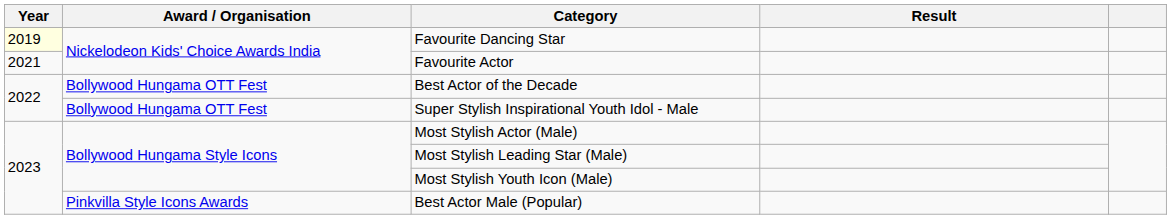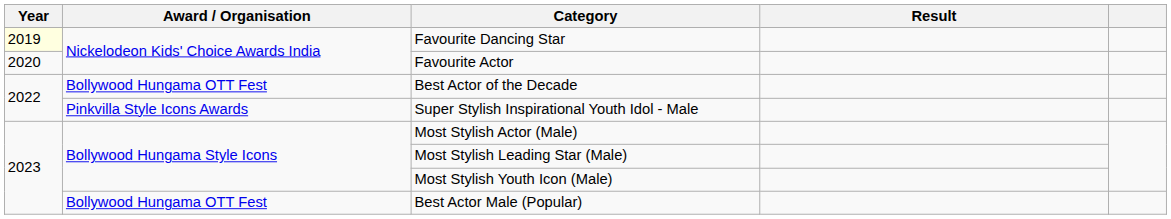(24, 62) 2021 -> (24, 62) 2020
(166, 109) Bollywood Hungama OTT Fest -> (157, 109) Pinkvilla Style Icons Awards
(157, 202) Pinkvilla Style Icons Awards -> (166, 202) Bollywood Hungama OTT Fest
